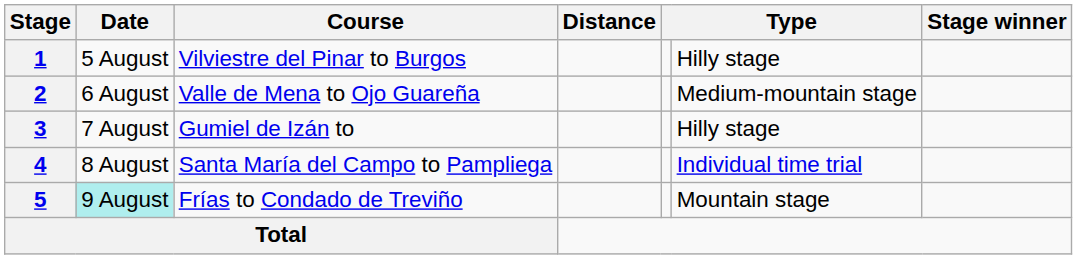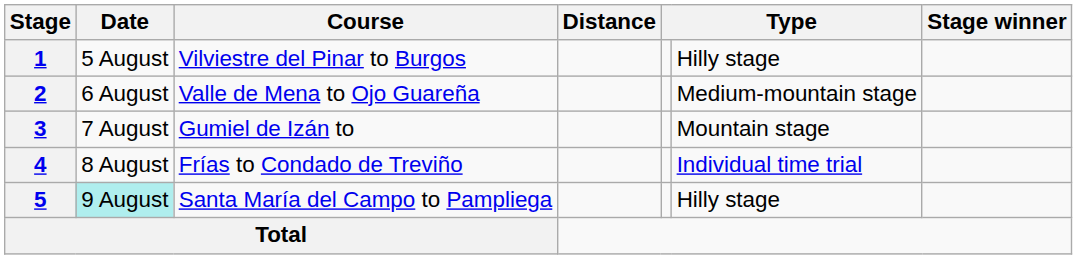(728, 128) Hilly stage -> (753, 128) Mountain stage
(365, 164) Santa María del Campo to Pampliega -> (321, 164) Frías to Condado de Treviño
(321, 199) Frías to Condado de Treviño -> (365, 199) Santa María del Campo to Pampliega
(753, 199) Mountain stage -> (728, 199) Hilly stage
